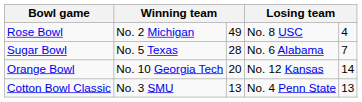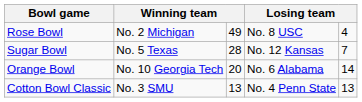(285, 50) No. 6 Alabama -> (285, 50) No. 12 Kansas
(285, 69) No. 12 Kansas -> (285, 69) No. 6 Alabama
